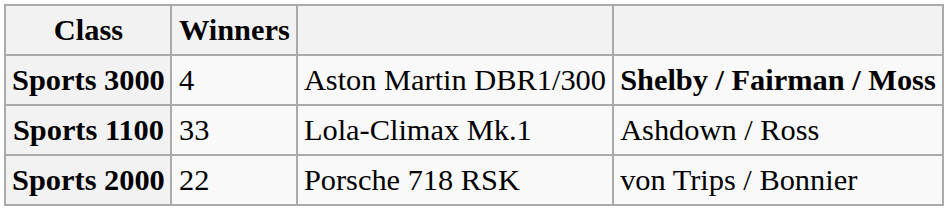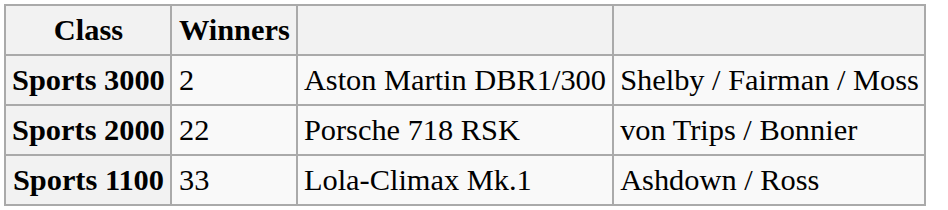(187, 79) 4 -> (187, 79) 2
(778, 79) bold -> (769, 79) normal
rows swapped: (88, 180) <-> (88, 130)
